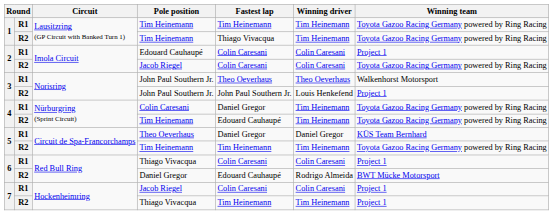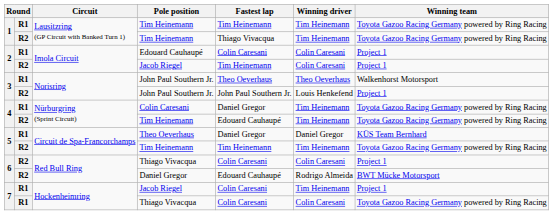(242, 65) Colin Caresani -> (244, 65) Tim Heinemann
(452, 65) Toyota Gazoo Racing Germany powered by Ring Racing -> (372, 65) Project 1
(23, 161) R1 -> (23, 161) R2
(320, 188) Colin Caresani -> (323, 188) Tim Heinemann
(23, 202) R2 -> (23, 202) R1
(244, 202) Tim Heinemann -> (242, 202) Colin Caresani
(323, 202) Tim Heinemann -> (320, 202) Colin Caresani
(372, 202) Project 1 -> (452, 202) Toyota Gazoo Racing Germany powered by Ring Racing
